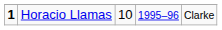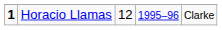(125, 14) 10 -> (125, 14) 12
